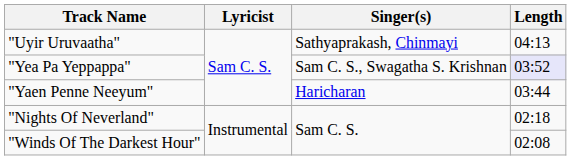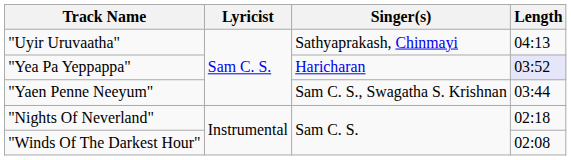(401, 67) Sam C. S., Swagatha S. Krishnan -> (330, 67) Haricharan
(330, 92) Haricharan -> (401, 92) Sam C. S., Swagatha S. Krishnan
